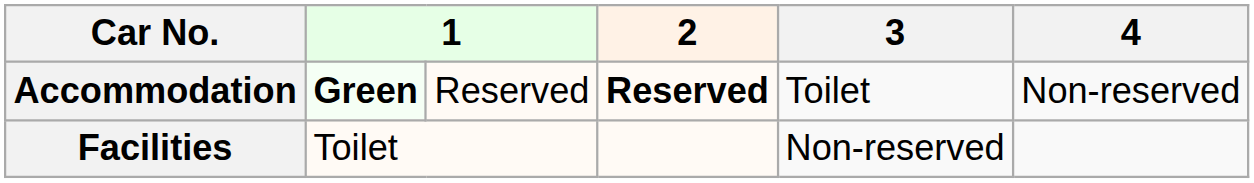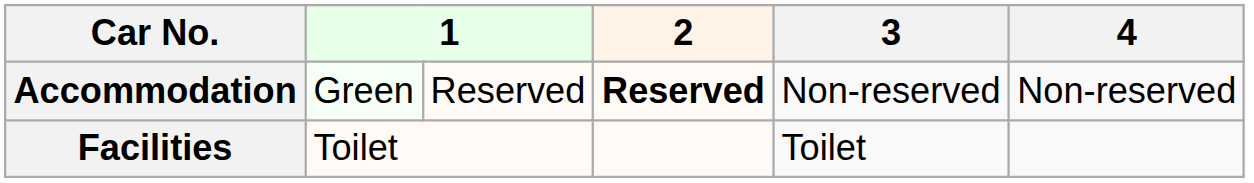(366, 90) bold -> (364, 90) normal
(828, 90) Toilet -> (891, 90) Non-reserved
(895, 147) Non-reserved -> (824, 147) Toilet
